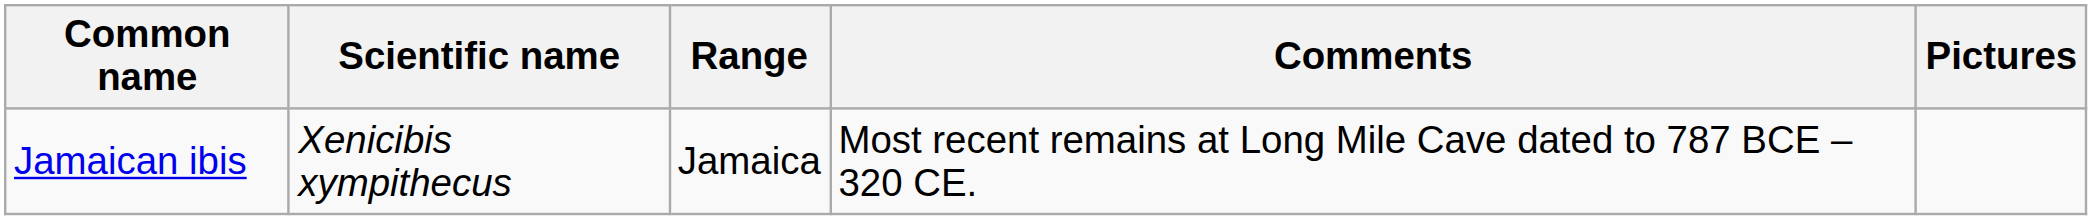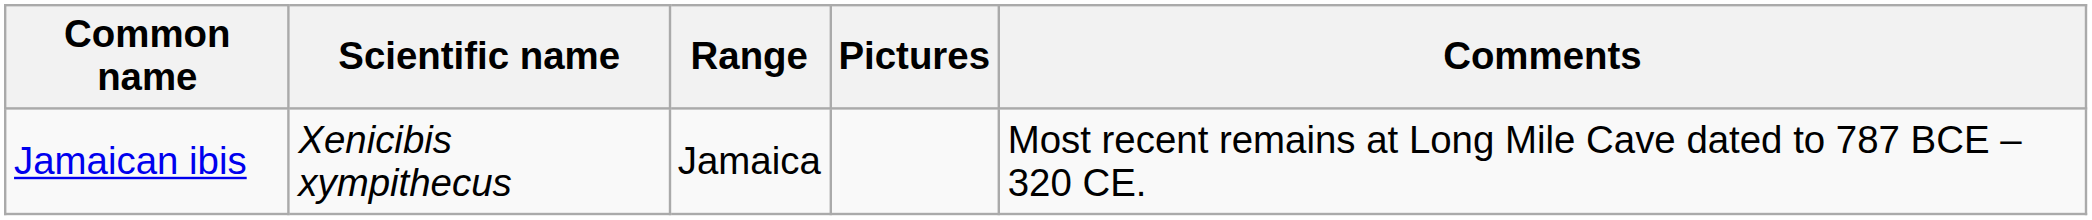columns swapped: (1373, 56) <-> (2001, 56)
